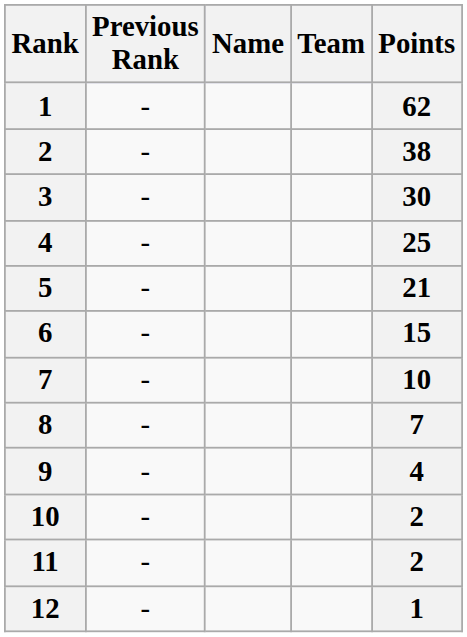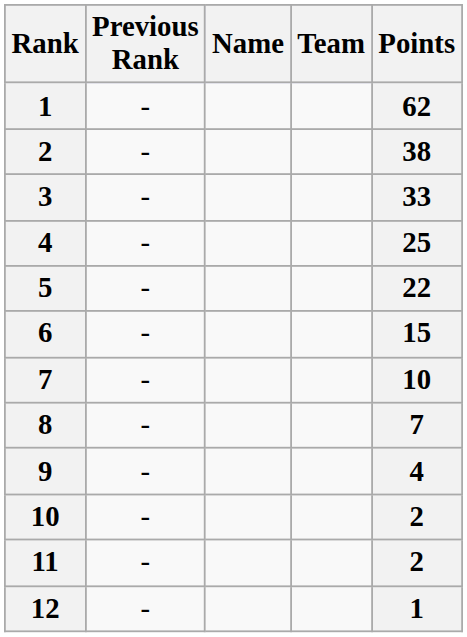(417, 196) 30 -> (417, 196) 33
(417, 288) 21 -> (417, 288) 22
